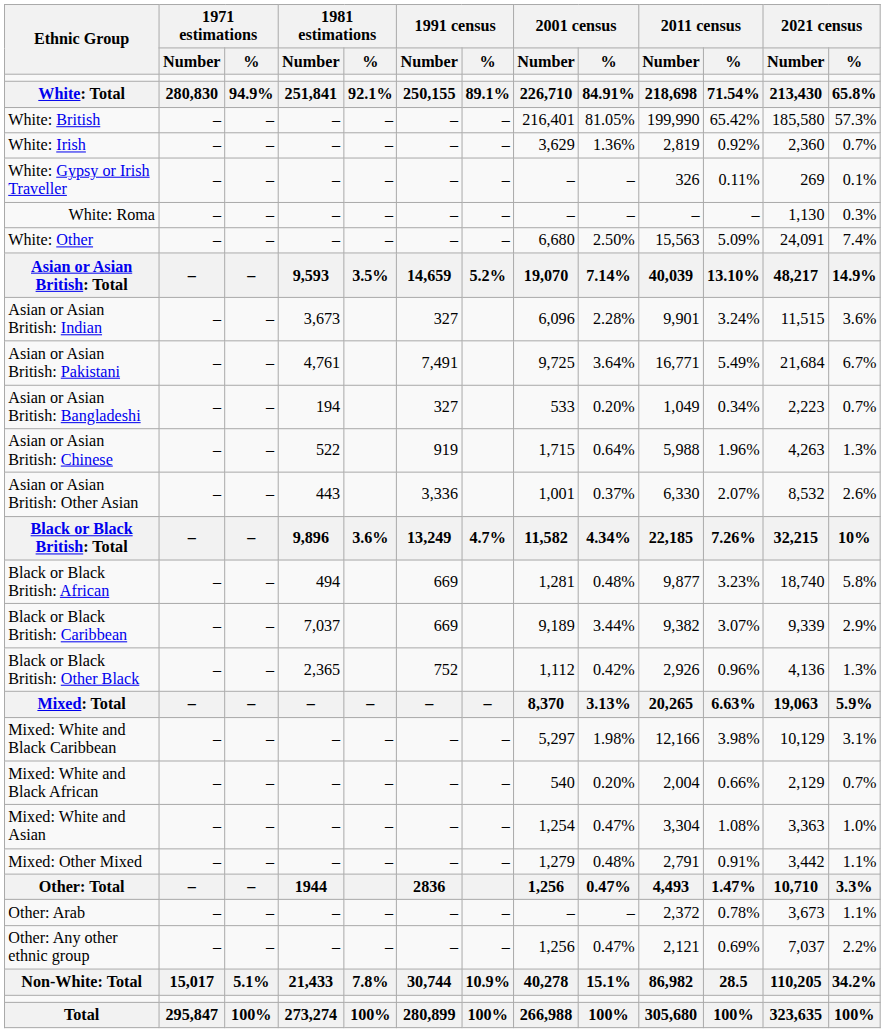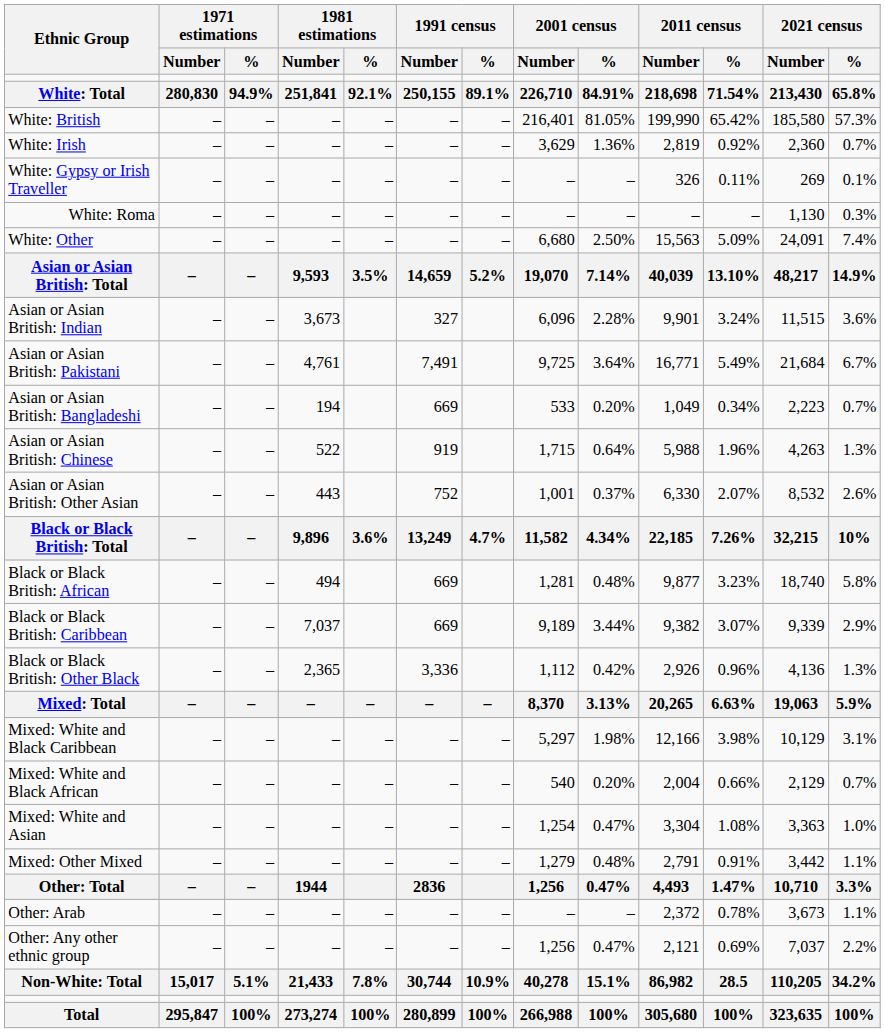(446, 406) 327 -> (446, 406) 669
(440, 494) 3,336 -> (446, 494) 752
(446, 669) 752 -> (440, 669) 3,336
